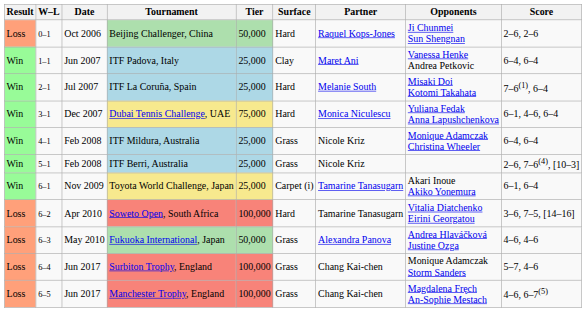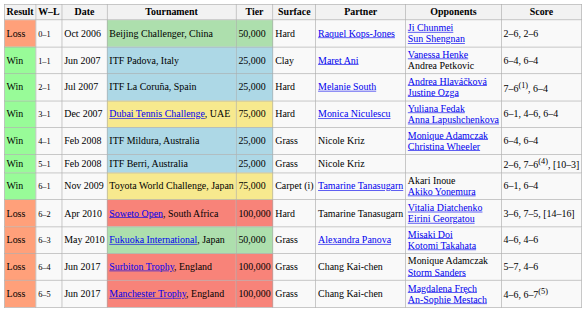(442, 87) Misaki Doi Kotomi Takahata -> (447, 87) Andrea Hlaváčková Justine Ozga
(252, 186) 25,000 -> (252, 186) 75,000
(447, 240) Andrea Hlaváčková Justine Ozga -> (442, 240) Misaki Doi Kotomi Takahata
